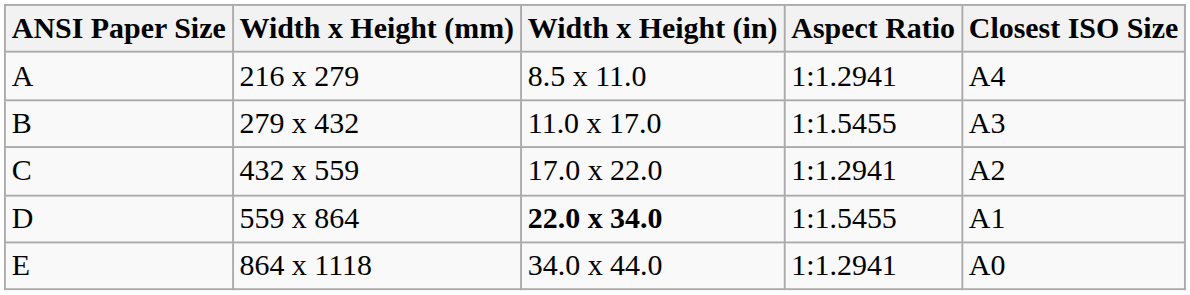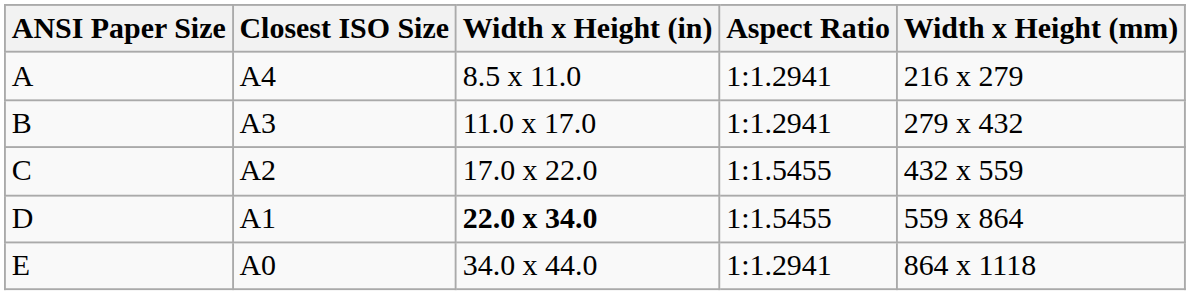columns swapped: (377, 28) <-> (1073, 28)
(844, 123) 1:1.5455 -> (779, 123) 1:1.2941
(844, 170) 1:1.2941 -> (779, 170) 1:1.5455
